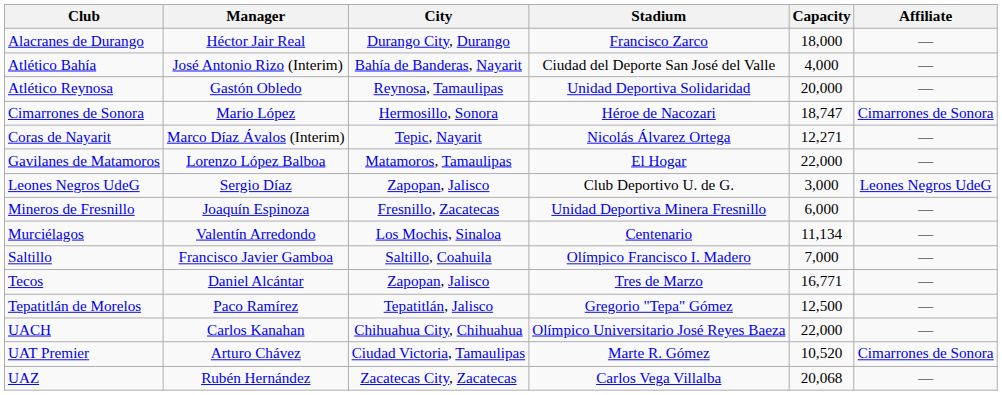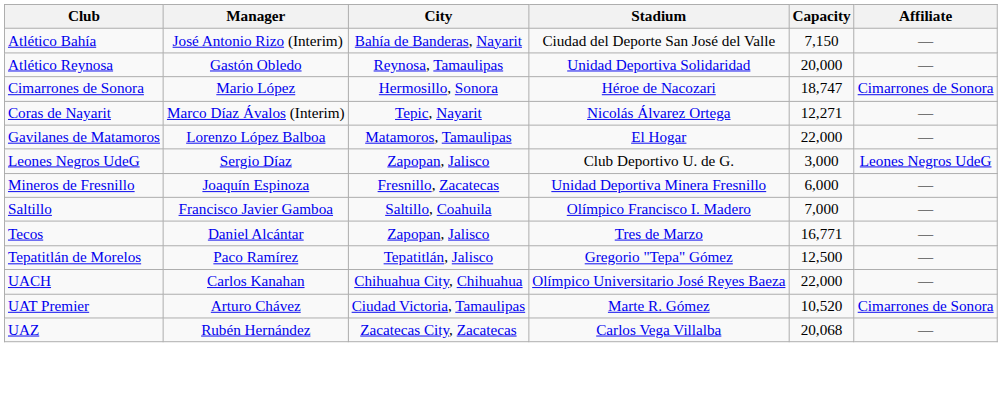- row: (76, 40)
(822, 64) 4,000 -> (822, 40) 7,150
- row: (46, 233)
